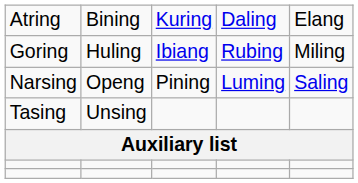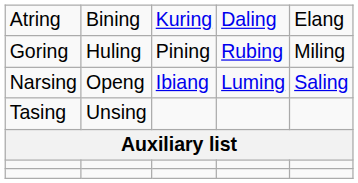(182, 51) Ibiang -> (183, 51) Pining
(183, 82) Pining -> (182, 82) Ibiang
